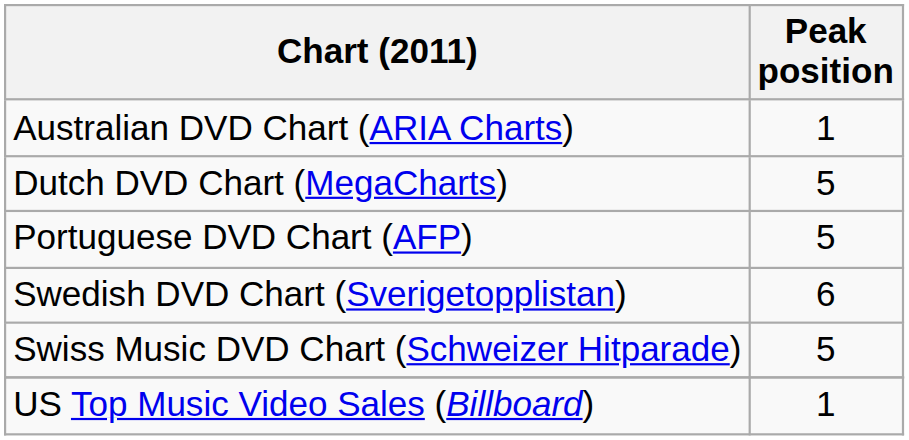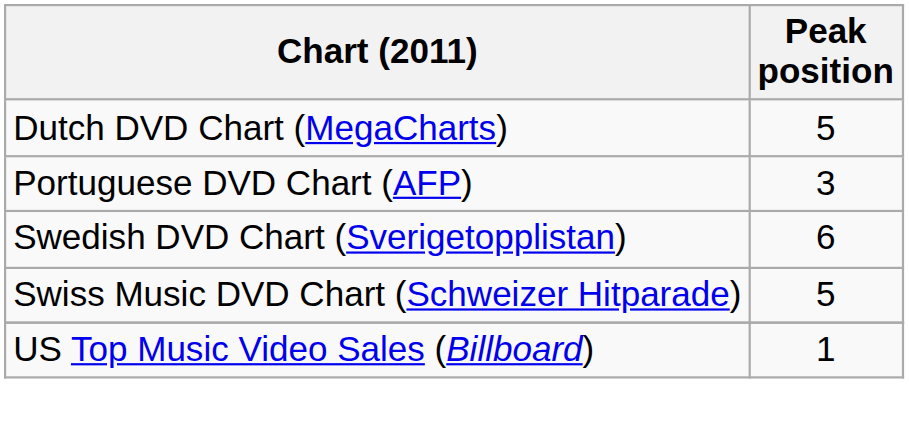- row: (294, 127)
(826, 238) 5 -> (826, 182) 3
